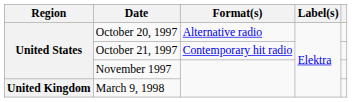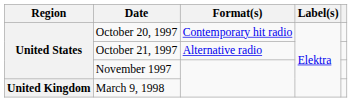(222, 32) Alternative radio -> (237, 32) Contemporary hit radio
(237, 50) Contemporary hit radio -> (222, 50) Alternative radio
